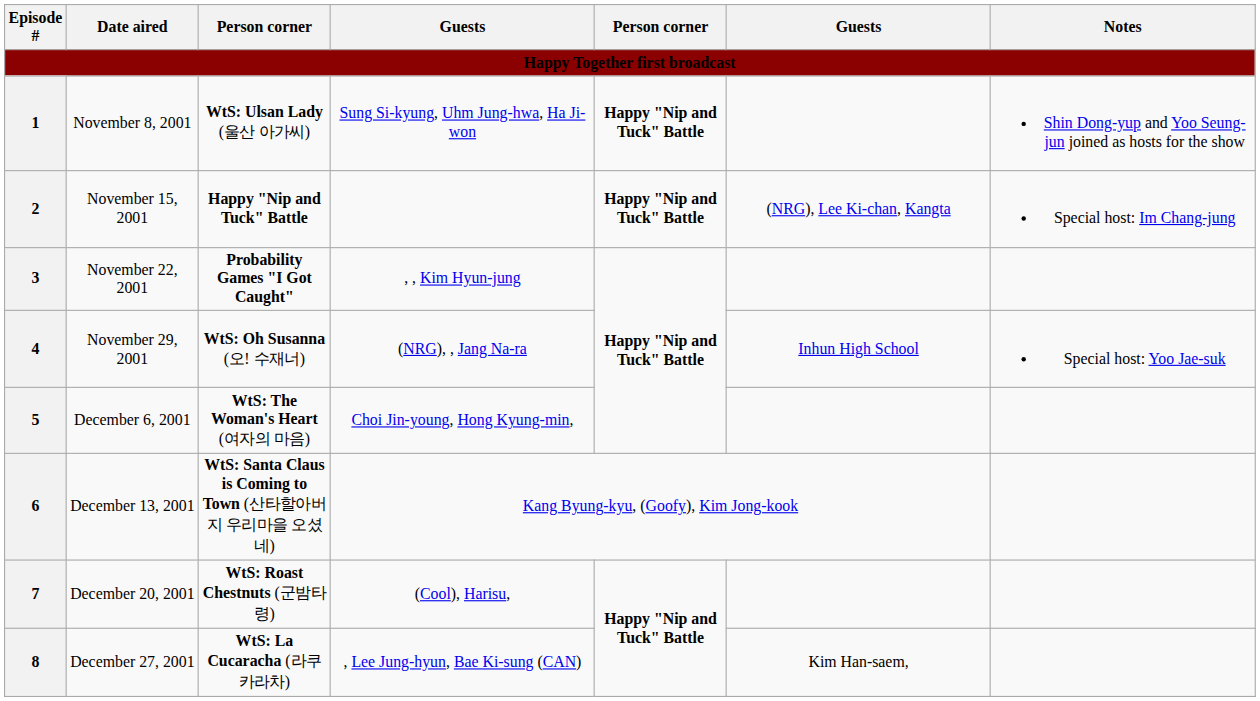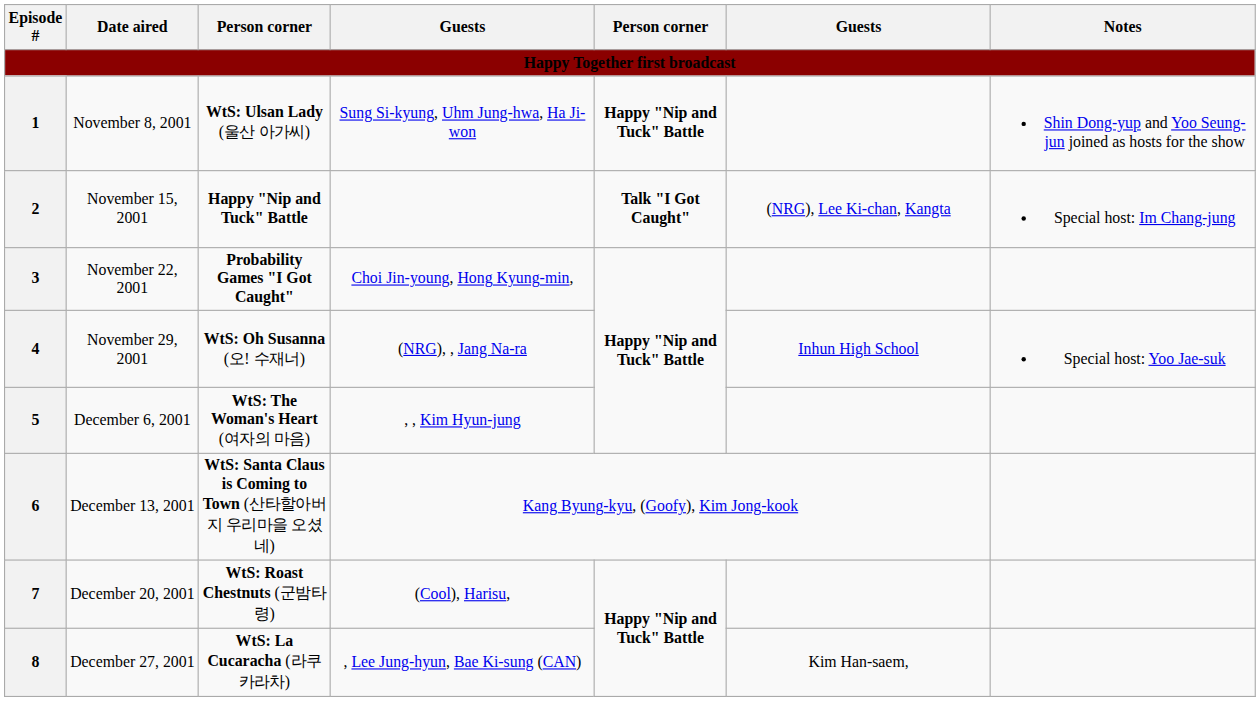(661, 209) Happy "Nip and Tuck" Battle -> (661, 209) Talk "I Got Caught"
(462, 279) , , Kim Hyun-jung -> (462, 279) Choi Jin-young, Hong Kyung-min,
(462, 420) Choi Jin-young, Hong Kyung-min, -> (462, 420) , , Kim Hyun-jung
